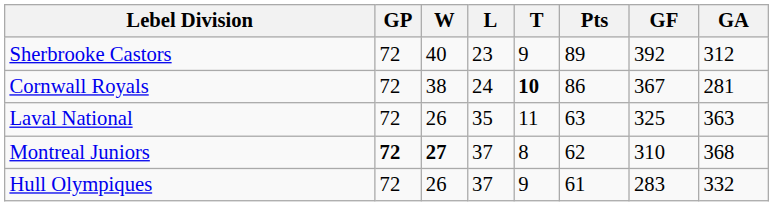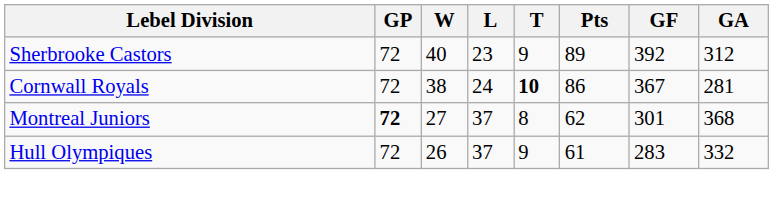- row: (71, 119)
(436, 151) bold -> (436, 119) normal
(650, 151) 310 -> (650, 119) 301
